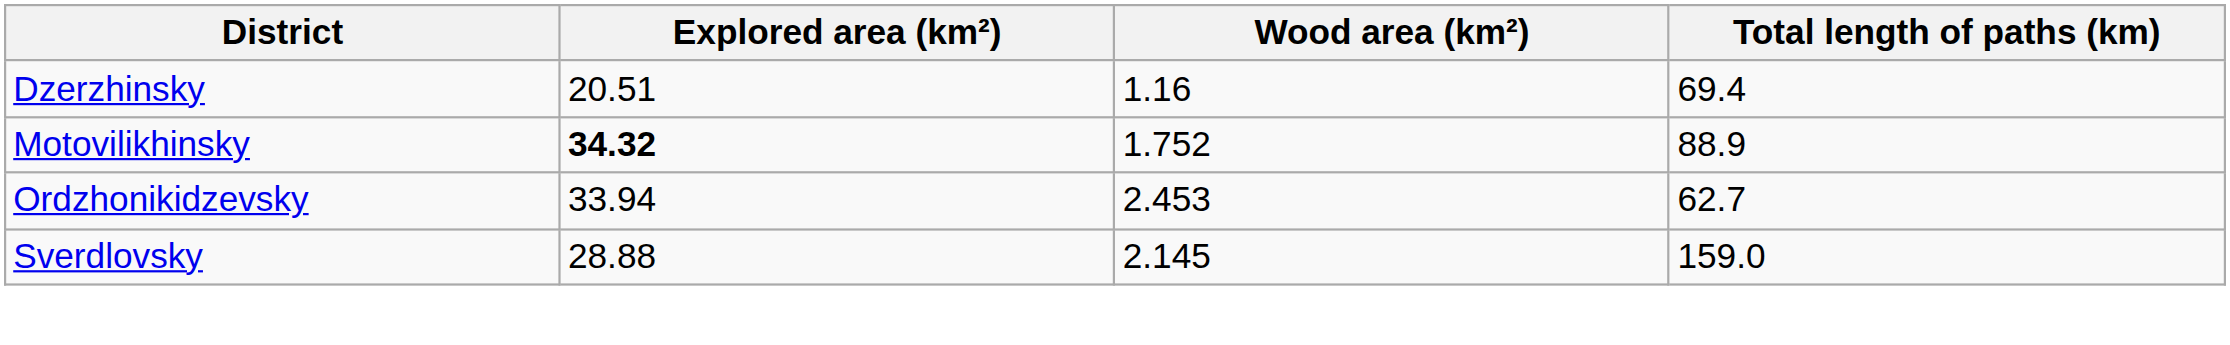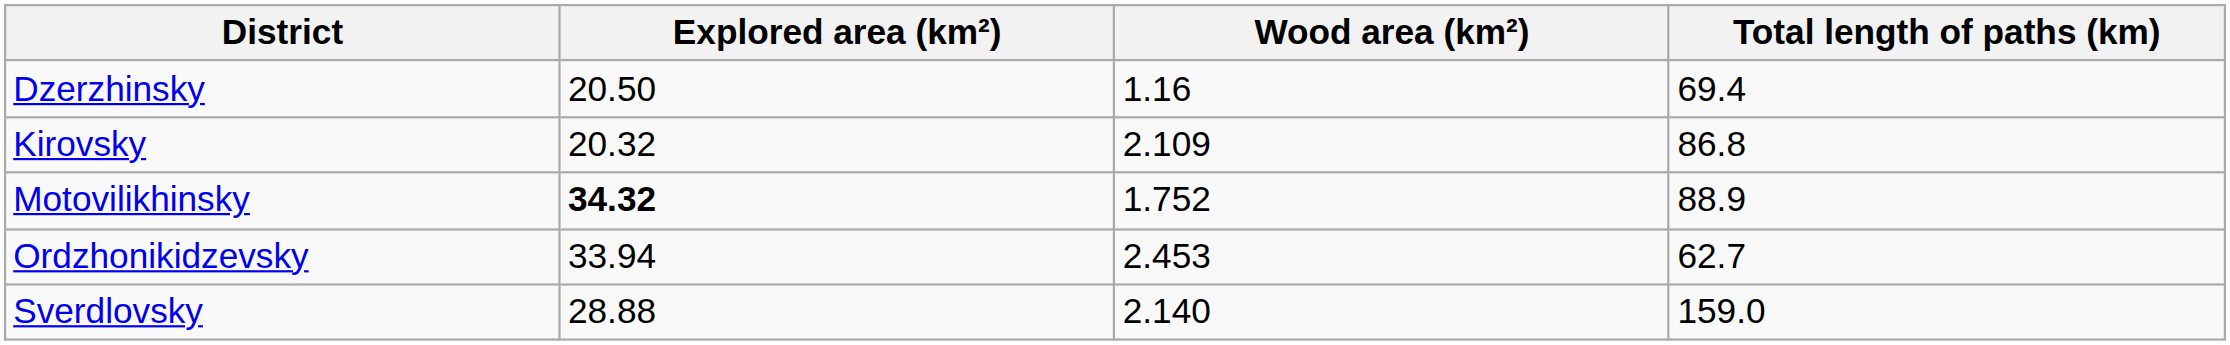(612, 88) 20.51 -> (612, 88) 20.50
+ row: (80, 144)
(1167, 255) 2.145 -> (1167, 311) 2.140
